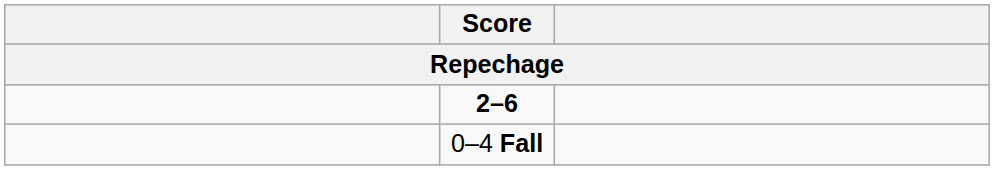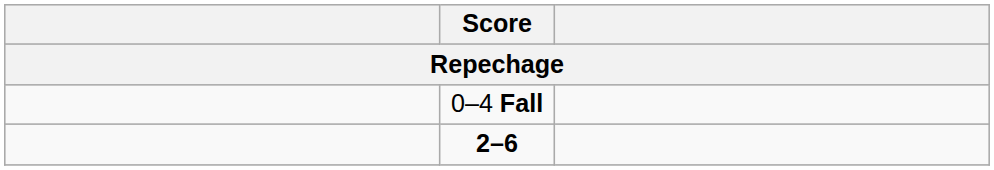rows swapped: (497, 104) <-> (497, 143)
